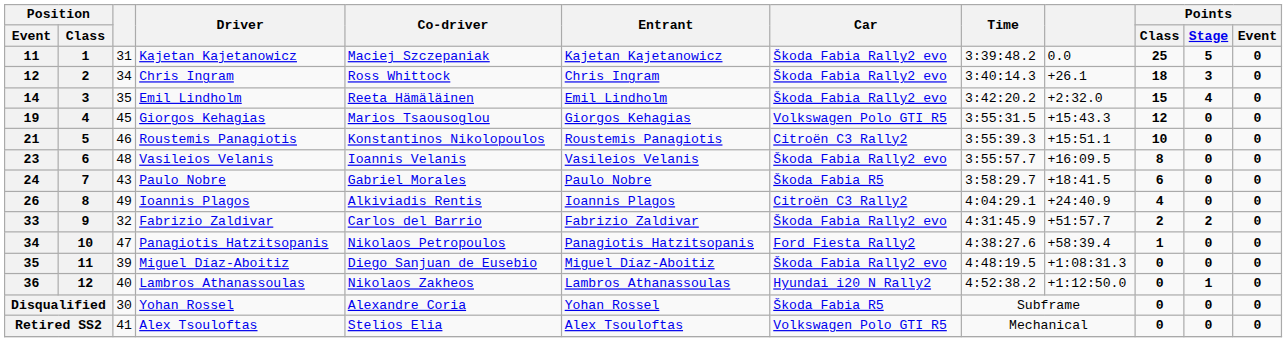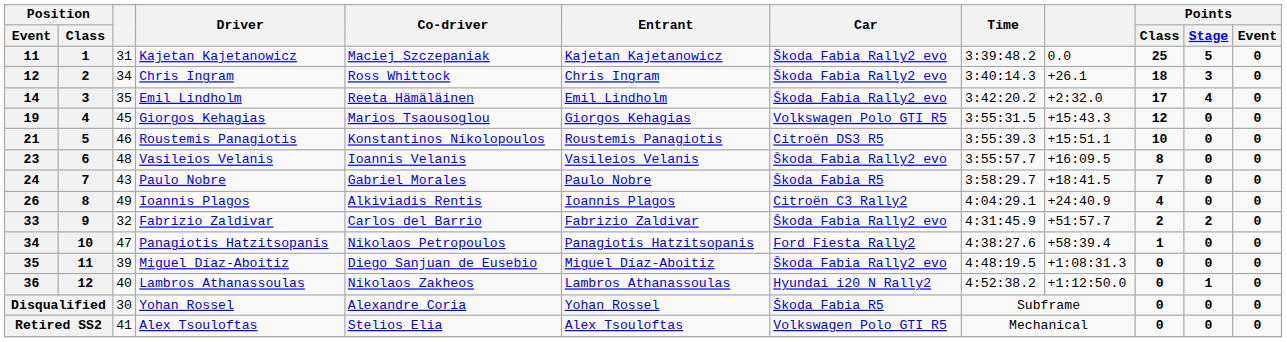(1160, 98) 15 -> (1160, 98) 17
(840, 139) Citroën C3 Rally2 -> (828, 139) Citroën DS3 R5
(1160, 181) 6 -> (1160, 181) 7
